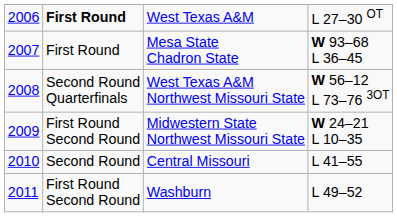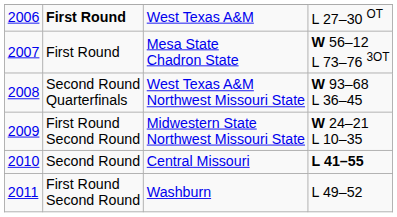(340, 50) W 93–68 L 36–45 -> (351, 52) W 56–12 L 73–76 3OT
(351, 90) W 56–12 L 73–76 3OT -> (340, 92) W 93–68 L 36–45
(337, 161) normal -> (338, 161) bold
